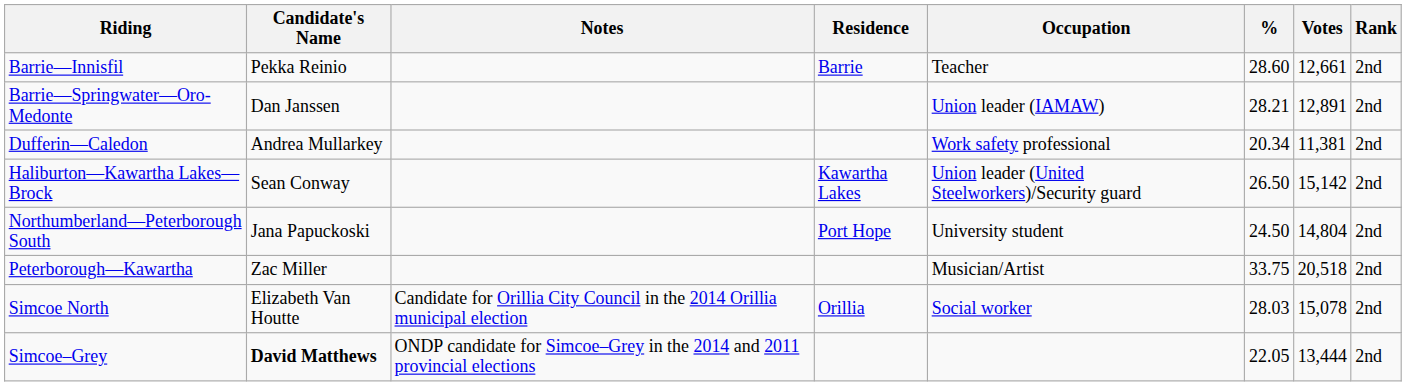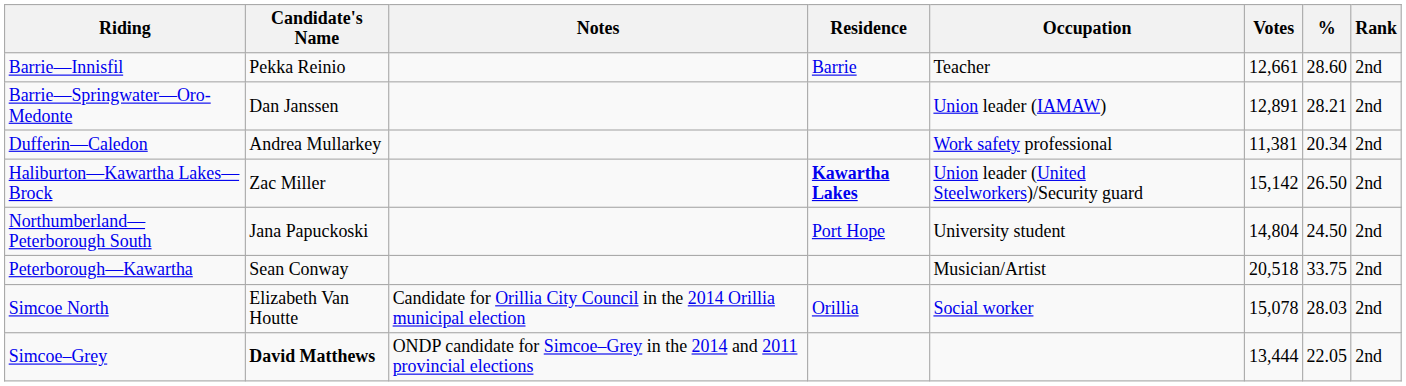columns swapped: (1322, 28) <-> (1269, 28)
(300, 182) Sean Conway -> (287, 182) Zac Miller
(853, 182) normal -> (851, 182) bold
(289, 269) Zac Miller -> (299, 269) Sean Conway
